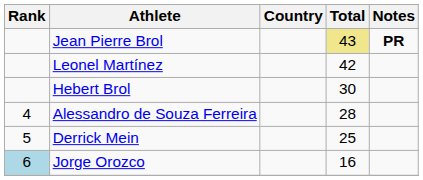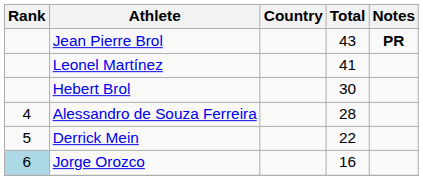(348, 41) khaki background -> (348, 41) no background
(348, 65) 42 -> (348, 65) 41
(348, 138) 25 -> (348, 138) 22
